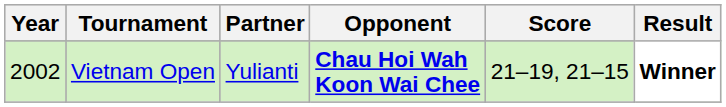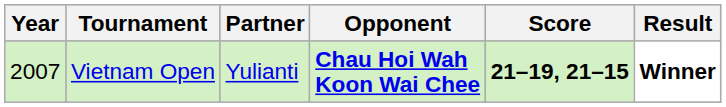(35, 71) 2002 -> (35, 71) 2007
(560, 71) normal -> (560, 71) bold
